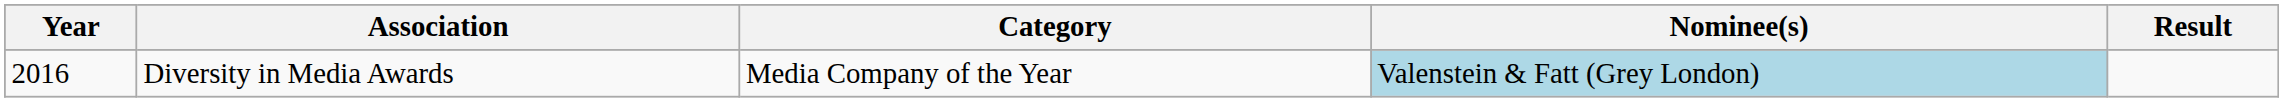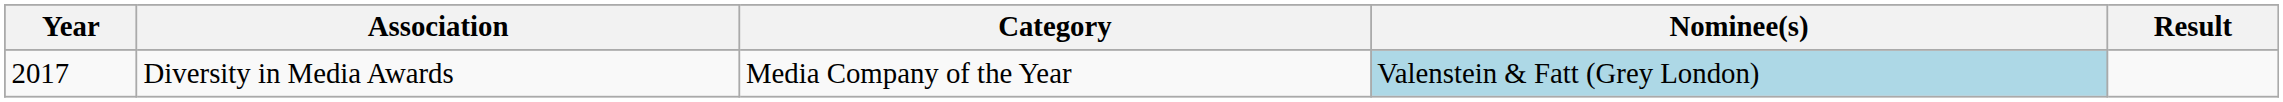(40, 73) 2016 -> (40, 73) 2017
